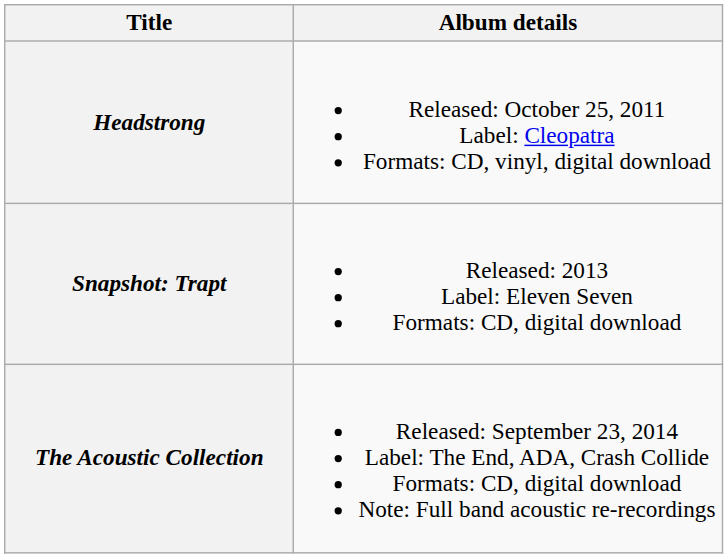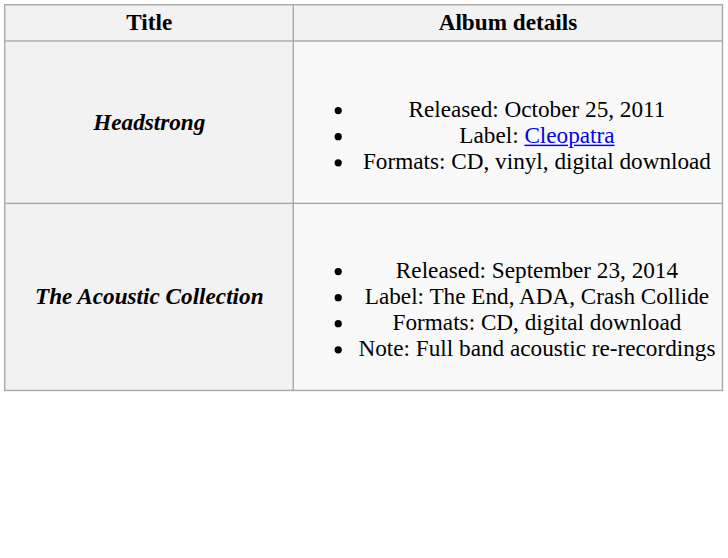- row: (149, 283)
